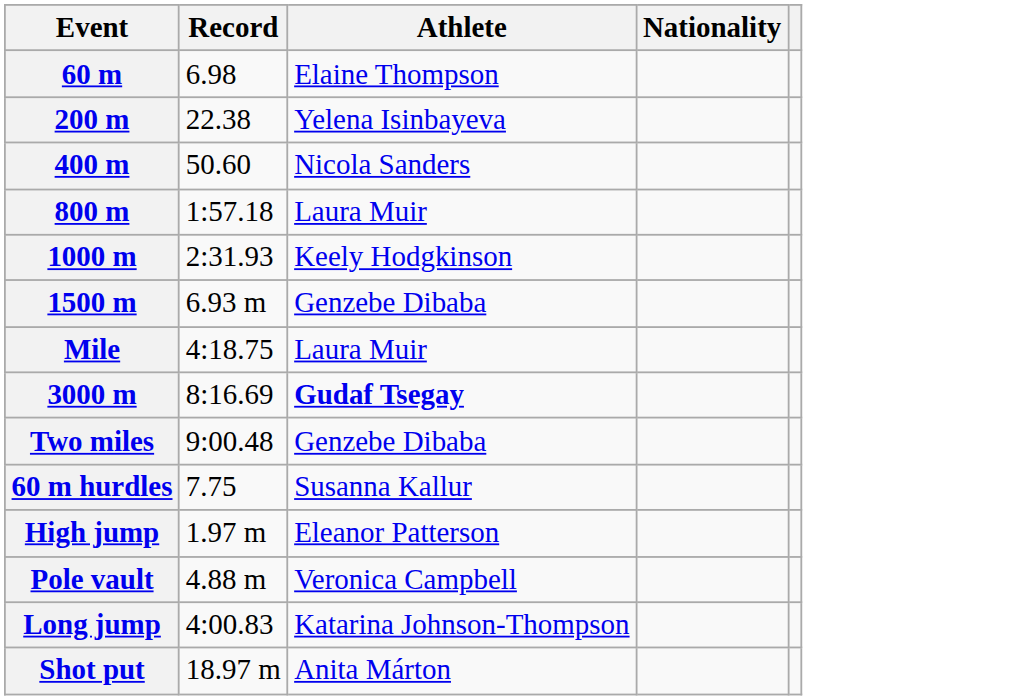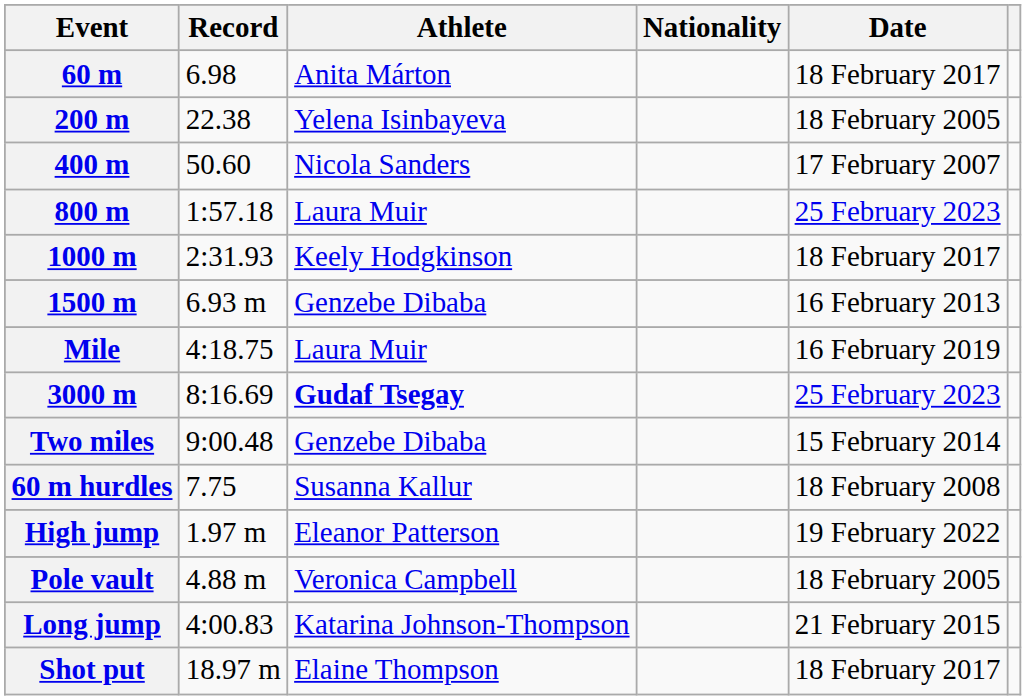+ column: (898, 27)
(396, 73) Elaine Thompson -> (373, 73) Anita Márton
(373, 670) Anita Márton -> (396, 670) Elaine Thompson
